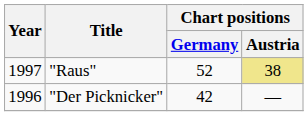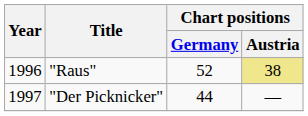(25, 70) 1997 -> (25, 70) 1996
(25, 96) 1996 -> (25, 96) 1997
(205, 96) 42 -> (205, 96) 44
